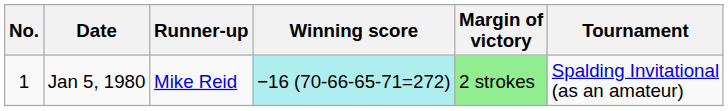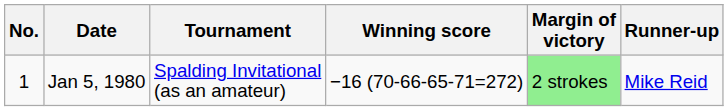columns swapped: (635, 30) <-> (201, 30)
(354, 81) paleturquoise background -> (427, 81) no background
